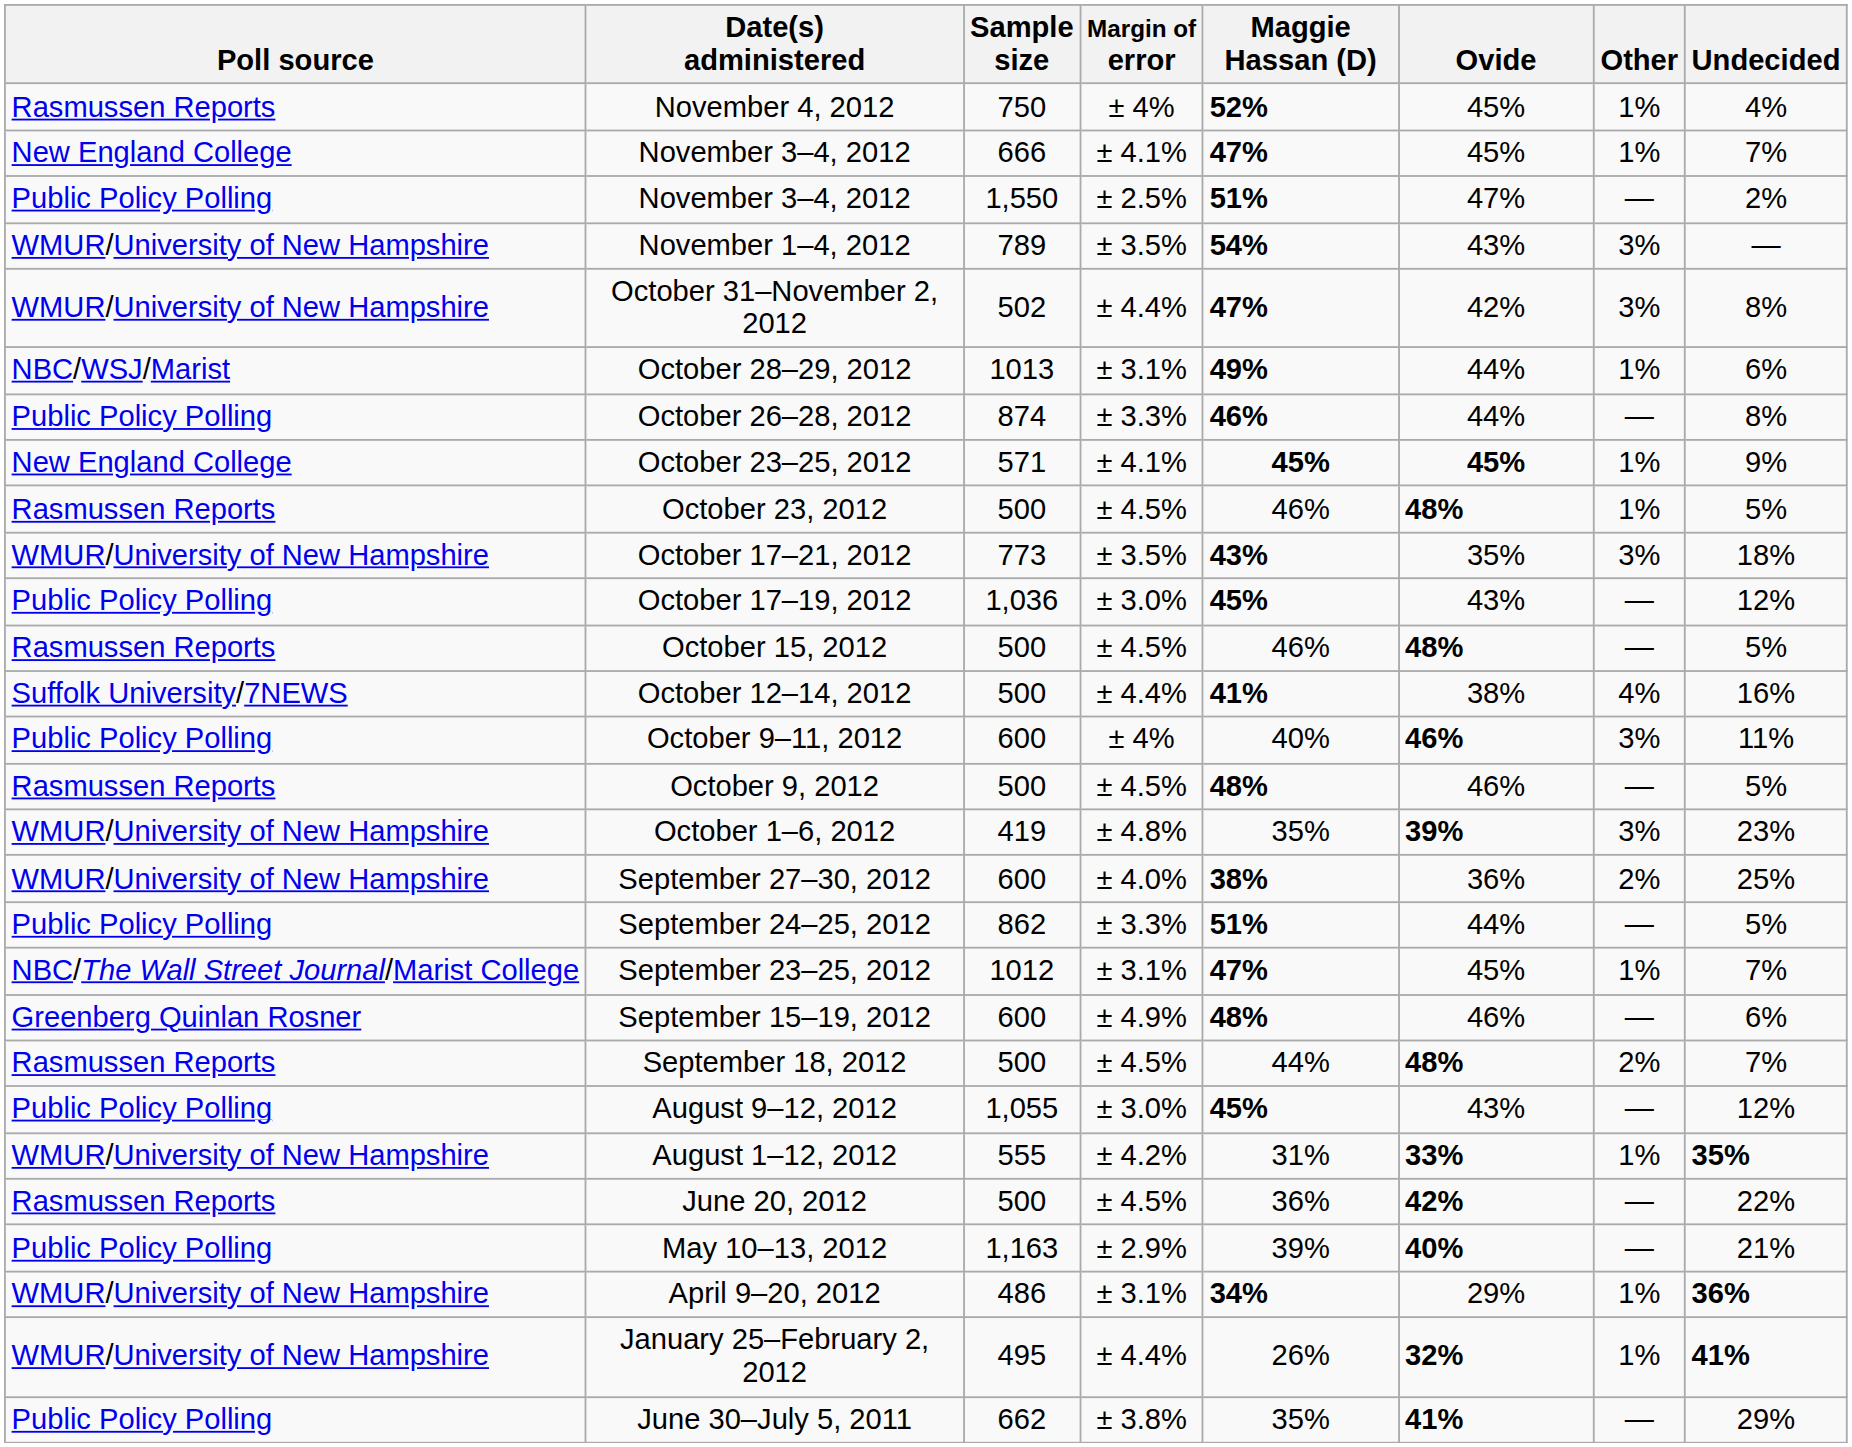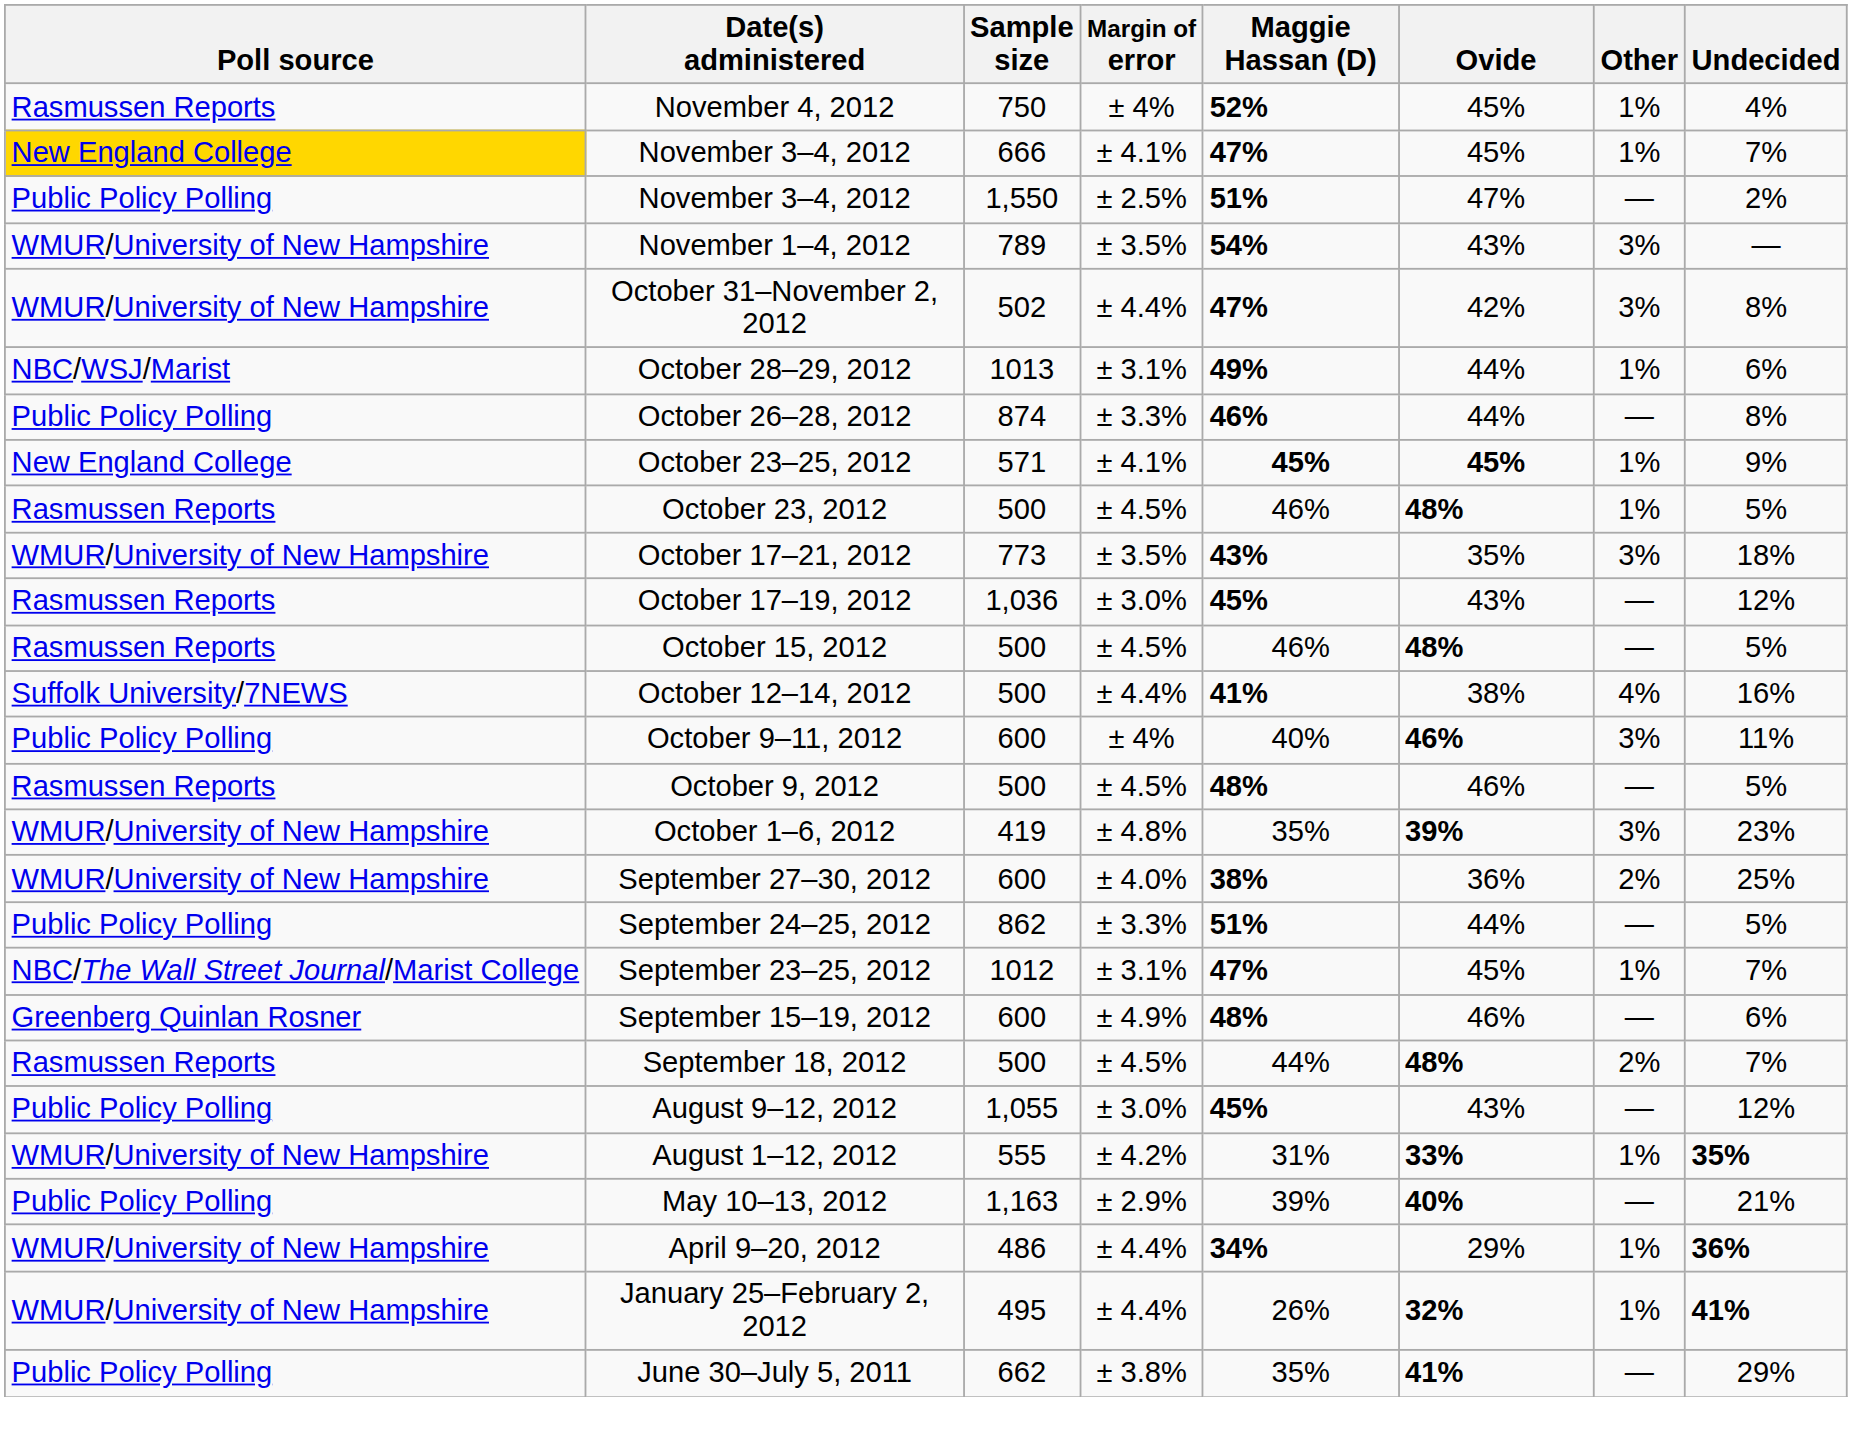(152, 152) no background -> (152, 152) gold background
(142, 601) Public Policy Polling -> (144, 601) Rasmussen Reports
- row: (775, 1201)
(1142, 1293) ± 3.1% -> (1142, 1247) ± 4.4%
